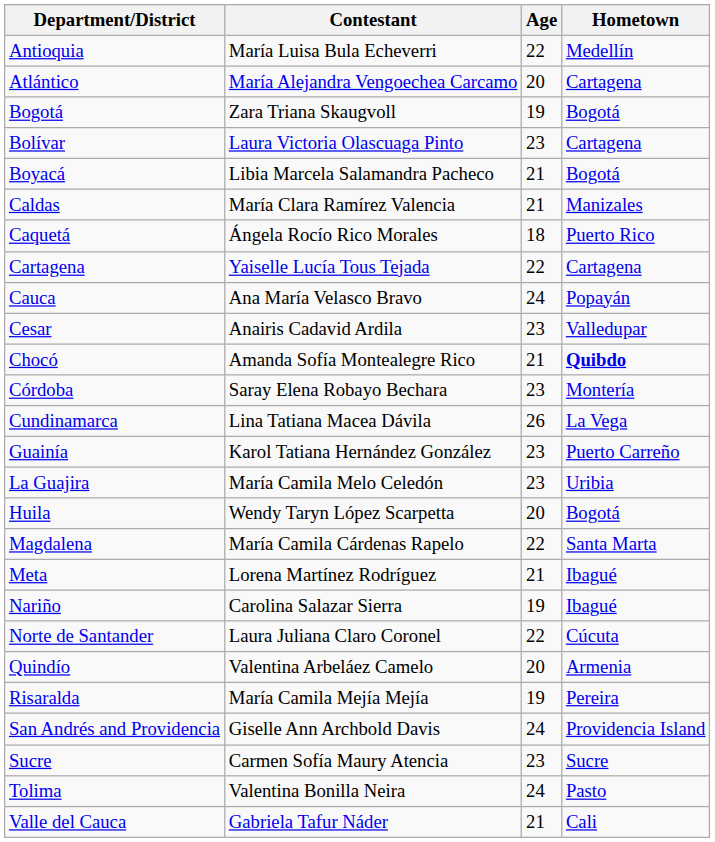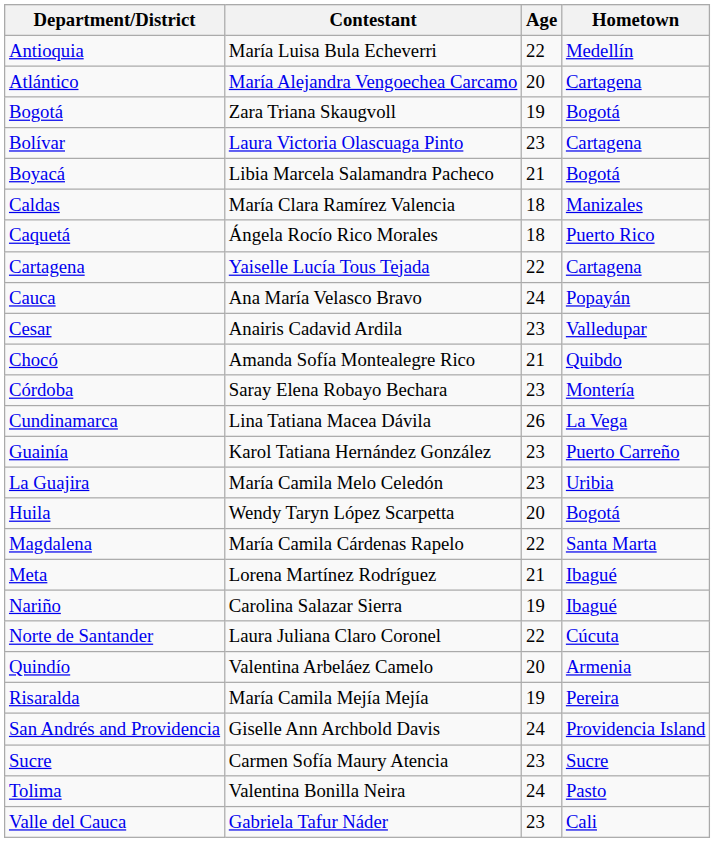(535, 205) 21 -> (535, 205) 18
(596, 359) bold -> (594, 359) normal
(535, 821) 21 -> (535, 821) 23
